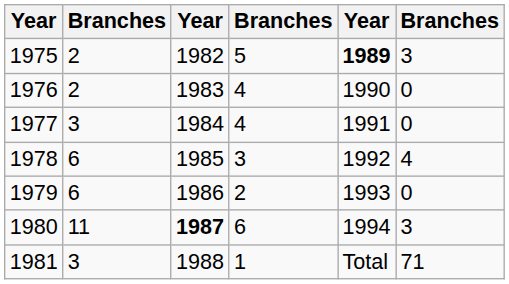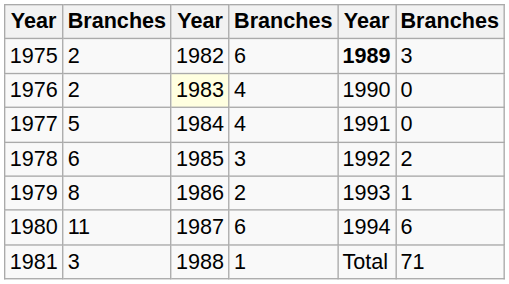(240, 55) 5 -> (240, 55) 6
(200, 90) no background -> (200, 90) lightyellow background
(74, 124) 3 -> (74, 124) 5
(406, 158) 4 -> (406, 158) 2
(74, 192) 6 -> (74, 192) 8
(406, 192) 0 -> (406, 192) 1
(200, 227) bold -> (200, 227) normal
(406, 227) 3 -> (406, 227) 6
